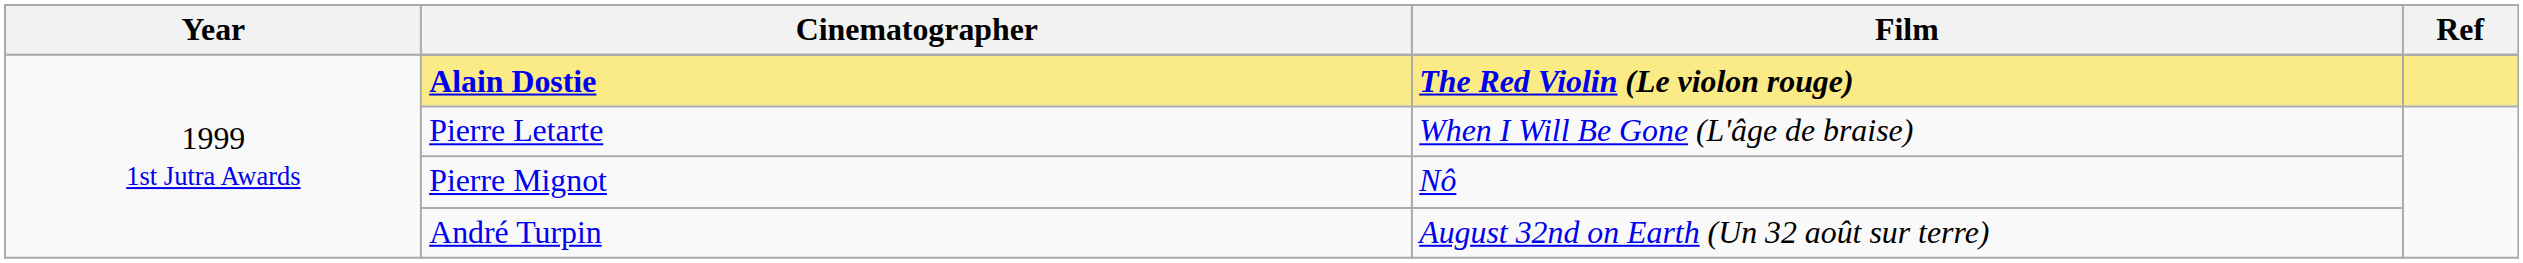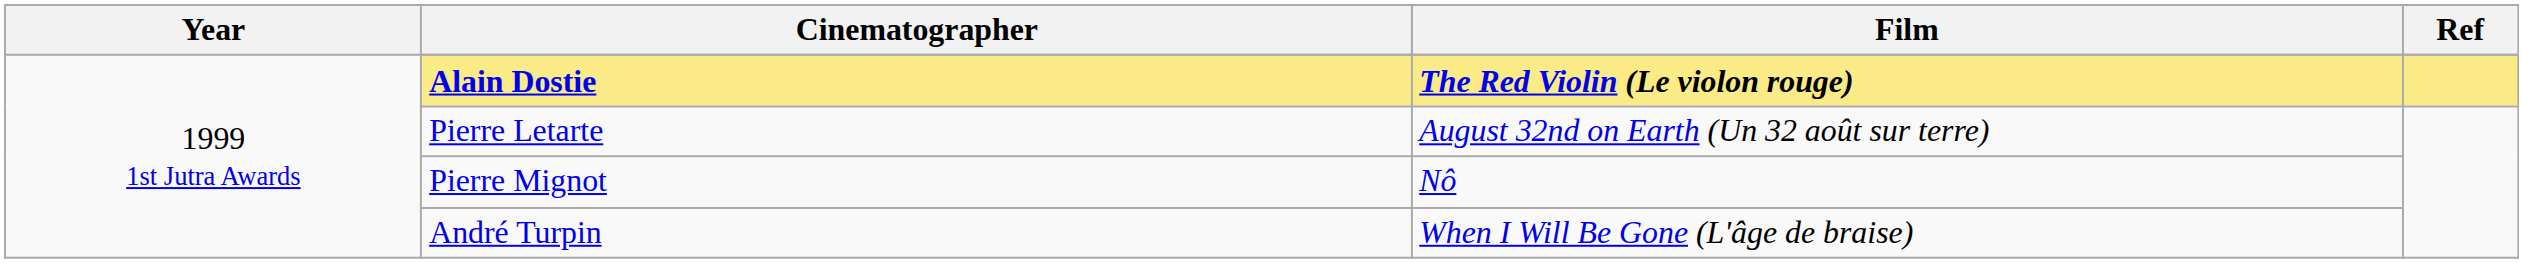(1666, 130) When I Will Be Gone (L'âge de braise) -> (1704, 130) August 32nd on Earth (Un 32 août sur terre)
(1704, 231) August 32nd on Earth (Un 32 août sur terre) -> (1666, 231) When I Will Be Gone (L'âge de braise)
